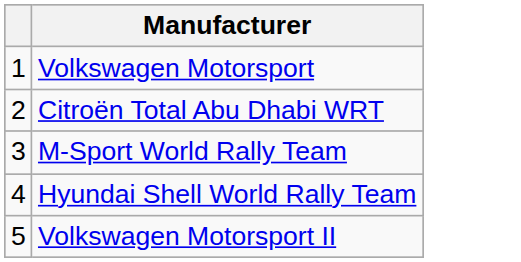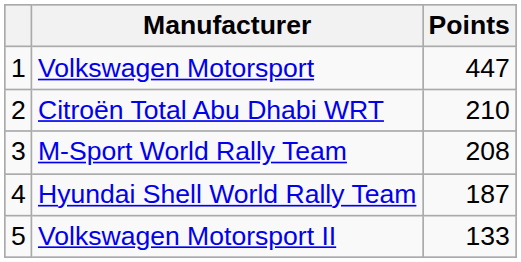+ column: (469, 25)
